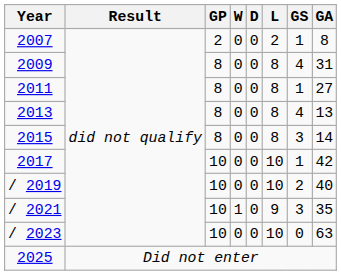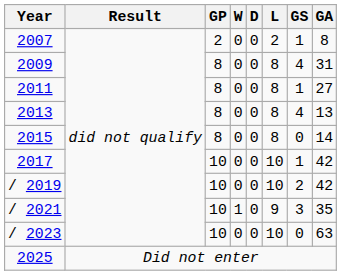(300, 137) 3 -> (300, 137) 0
(324, 186) 40 -> (324, 186) 42
